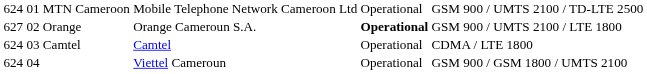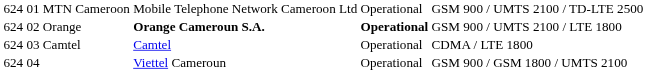(13, 26) 627 -> (13, 26) 624
(195, 26) normal -> (199, 26) bold
